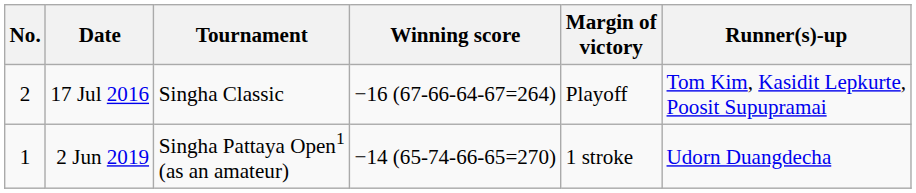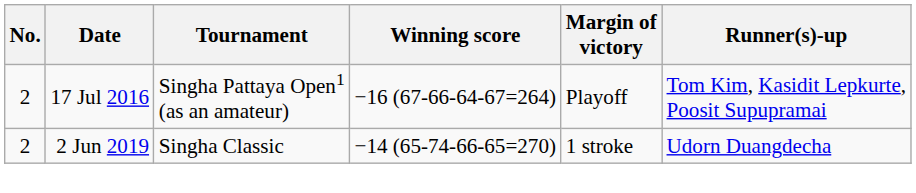(221, 94) Singha Classic -> (252, 96) Singha Pattaya Open1 (as an amateur)
(25, 156) 1 -> (25, 146) 2
(252, 156) Singha Pattaya Open1 (as an amateur) -> (221, 146) Singha Classic
